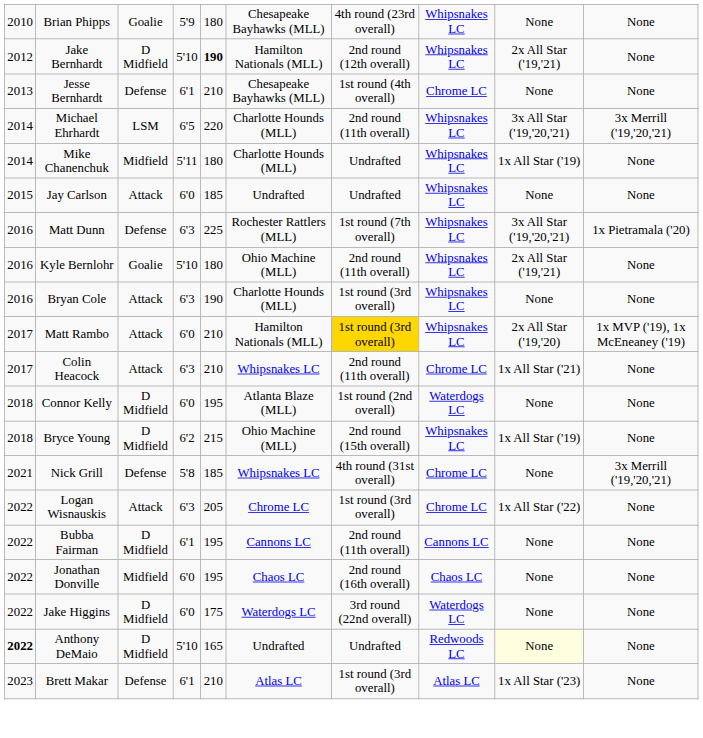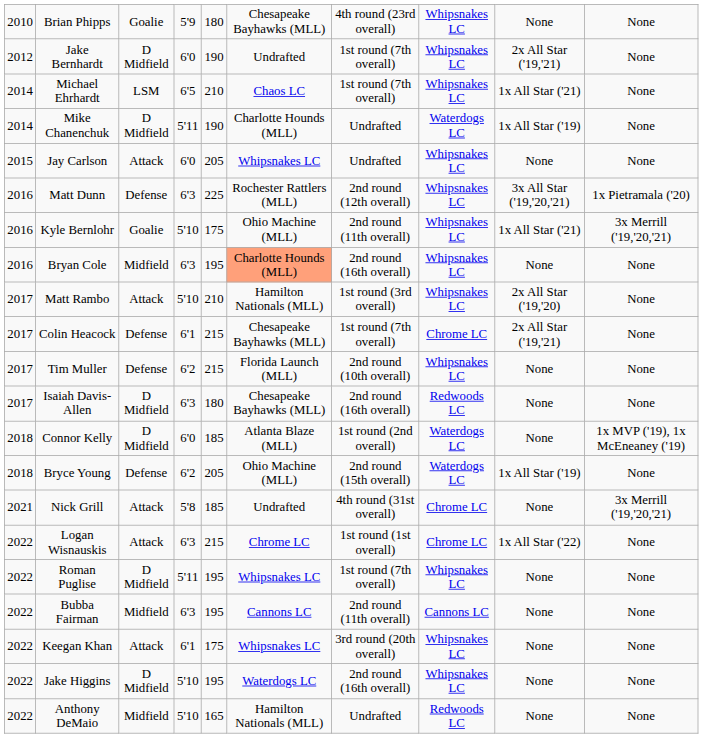(187, 56) 5'10 -> (188, 56) 6'0
(213, 56) bold -> (214, 56) normal
(279, 56) Hamilton Nationals (MLL) -> (279, 56) Undrafted
(375, 56) 2nd round (12th overall) -> (375, 56) 1st round (7th overall)
- row: (77, 91)
(213, 125) 220 -> (214, 91) 210
(279, 125) Charlotte Hounds (MLL) -> (279, 91) Chaos LC
(375, 125) 2nd round (11th overall) -> (375, 91) 1st round (7th overall)
(539, 125) 3x All Star ('19,'20,'21) -> (539, 91) 1x All Star ('21)
(641, 125) 3x Merrill ('19,'20,'21) -> (641, 91) None
(146, 160) Midfield -> (146, 125) D Midfield
(213, 160) 180 -> (214, 125) 190
(456, 160) Whipsnakes LC -> (457, 125) Waterdogs LC
(213, 195) 185 -> (214, 160) 205
(279, 195) Undrafted -> (279, 160) Whipsnakes LC
(375, 230) 1st round (7th overall) -> (375, 195) 2nd round (12th overall)
(213, 264) 180 -> (214, 230) 175
(539, 264) 2x All Star ('19,'21) -> (539, 230) 1x All Star ('21)
(641, 264) None -> (641, 230) 3x Merrill ('19,'20,'21)
(146, 299) Attack -> (146, 264) Midfield
(213, 299) 190 -> (214, 264) 195
(279, 299) no background -> (279, 264) lightsalmon background
(375, 299) 1st round (3rd overall) -> (375, 264) 2nd round (16th overall)
(187, 334) 6'0 -> (188, 299) 5'10
(375, 334) gold background -> (375, 299) no background
(641, 334) 1x MVP ('19), 1x McEneaney ('19) -> (641, 299) None
(146, 368) Attack -> (146, 334) Defense
(187, 368) 6'3 -> (188, 334) 6'1
(213, 368) 210 -> (214, 334) 215
(279, 368) Whipsnakes LC -> (279, 334) Chesapeake Bayhawks (MLL)
(375, 368) 2nd round (11th overall) -> (375, 334) 1st round (7th overall)
(539, 368) 1x All Star ('21) -> (539, 334) 2x All Star ('19,'21)
+ row: (77, 368)
+ row: (77, 403)
(213, 403) 195 -> (214, 438) 185
(641, 403) None -> (641, 438) 1x MVP ('19), 1x McEneaney ('19)
(146, 438) D Midfield -> (146, 472) Defense
(213, 438) 215 -> (214, 472) 205
(456, 438) Whipsnakes LC -> (457, 472) Waterdogs LC
(145, 472) Defense -> (146, 507) Attack
(279, 472) Whipsnakes LC -> (279, 507) Undrafted
(213, 507) 205 -> (214, 542) 215
(375, 507) 1st round (3rd overall) -> (375, 542) 1st round (1st overall)
+ row: (77, 577)
(146, 542) D Midfield -> (146, 611) Midfield
(187, 542) 6'1 -> (188, 611) 6'3
- row: (77, 577)
+ row: (77, 646)
(187, 611) 6'0 -> (188, 681) 5'10
(213, 611) 175 -> (214, 681) 195
(375, 611) 3rd round (22nd overall) -> (375, 681) 2nd round (16th overall)
(456, 611) Waterdogs LC -> (457, 681) Whipsnakes LC
(20, 646) bold -> (20, 715) normal
(146, 646) D Midfield -> (146, 715) Midfield
(279, 646) Undrafted -> (279, 715) Hamilton Nationals (MLL)
(539, 646) lightyellow background -> (539, 715) no background
- row: (77, 681)
